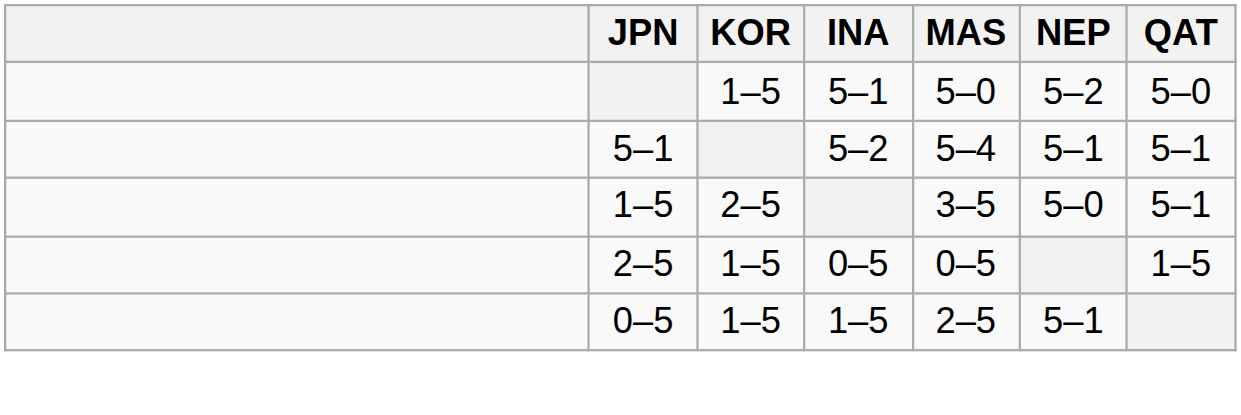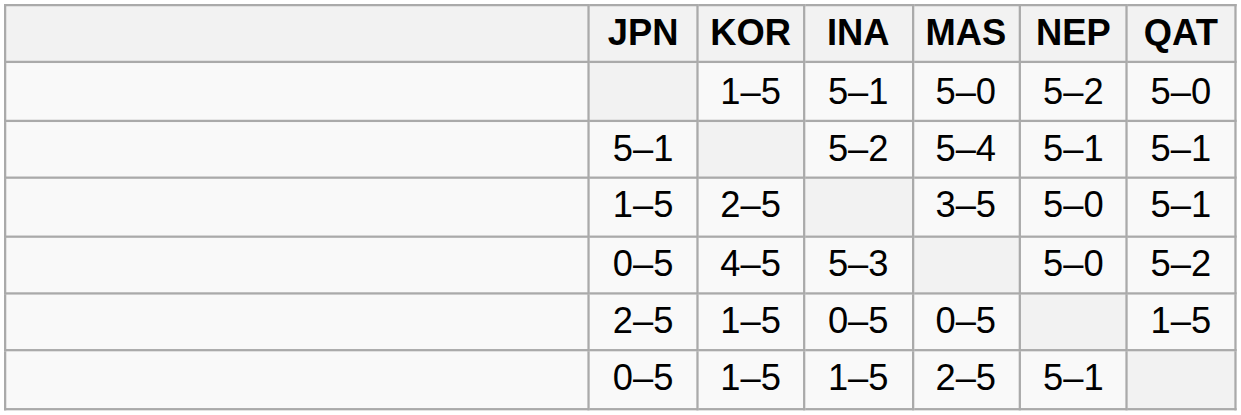+ row: (858, 263)
